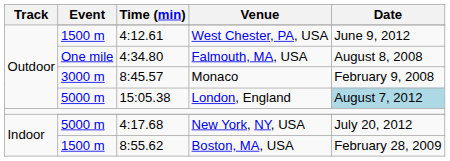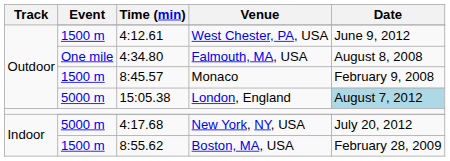(83, 77) 3000 m -> (83, 77) 1500 m
